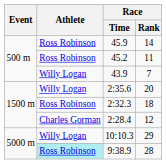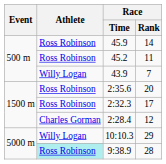(63, 89) Willy Logan -> (67, 89) Ross Robinson
(149, 105) 18 -> (149, 105) 17
